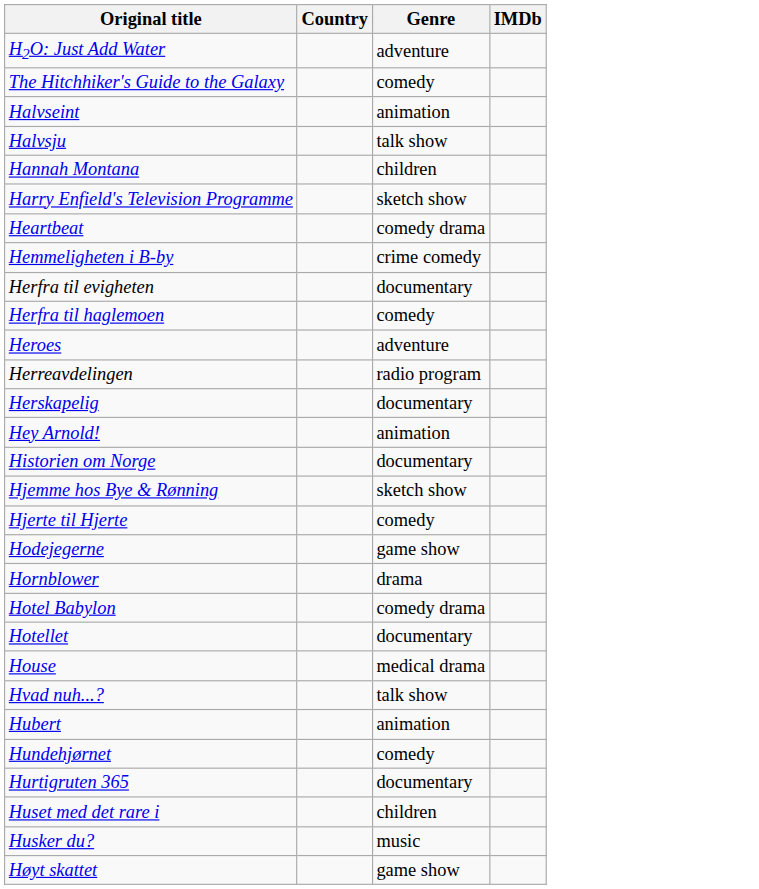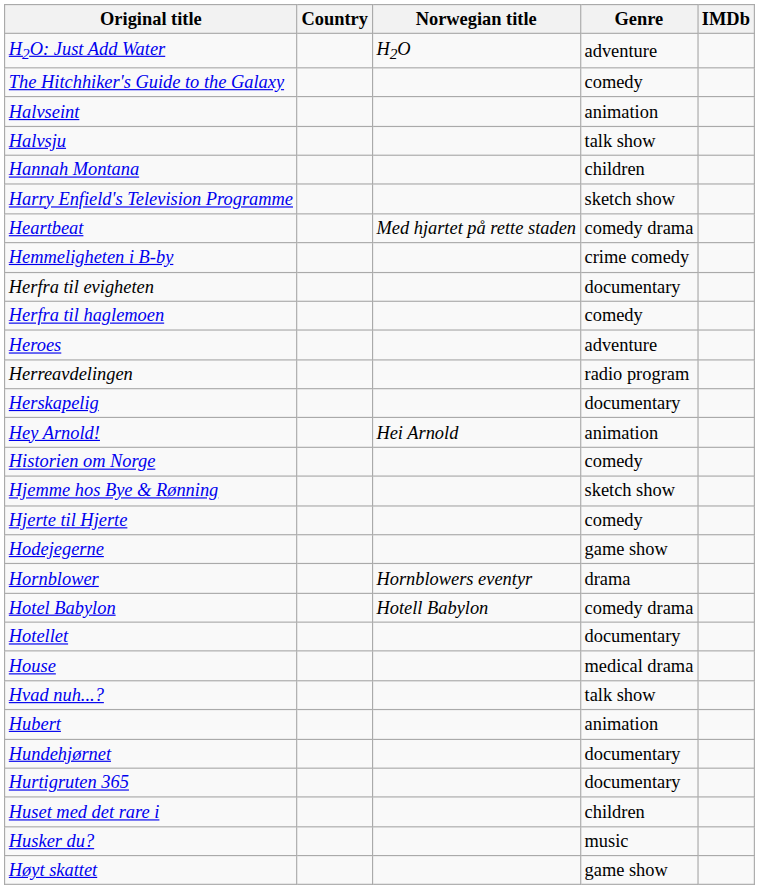+ column: (476, 19)
(424, 461) documentary -> (614, 461) comedy
(406, 753) comedy -> (633, 753) documentary
